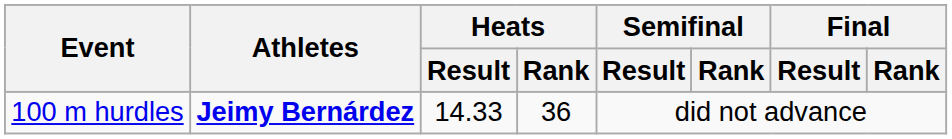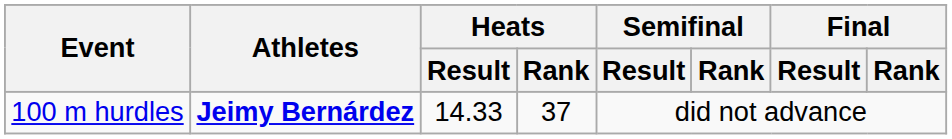(556, 113) 36 -> (556, 113) 37
